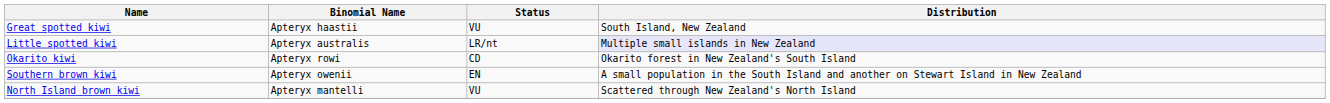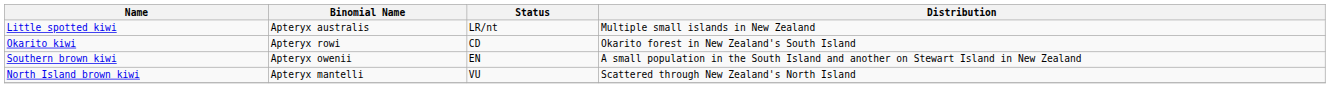- row: (59, 28)
(708, 44) lavender background -> (708, 28) no background
